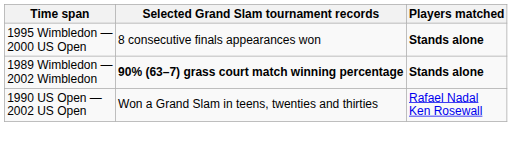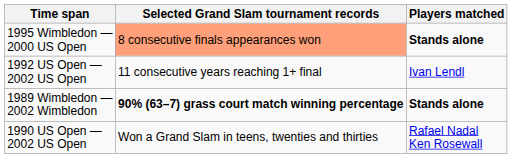(219, 39) no background -> (219, 39) lightsalmon background
+ row: (55, 72)
